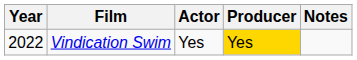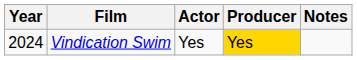(26, 42) 2022 -> (26, 42) 2024
